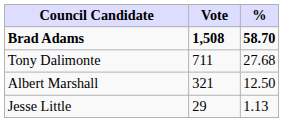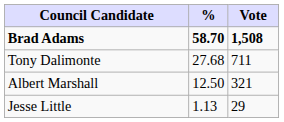columns swapped: (215, 15) <-> (259, 15)
